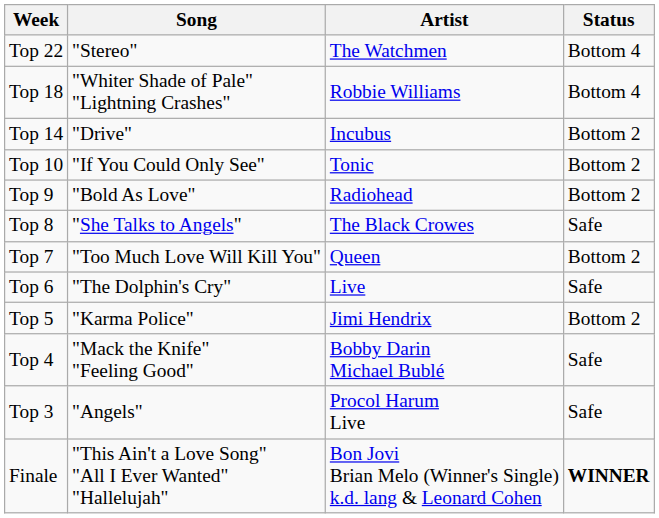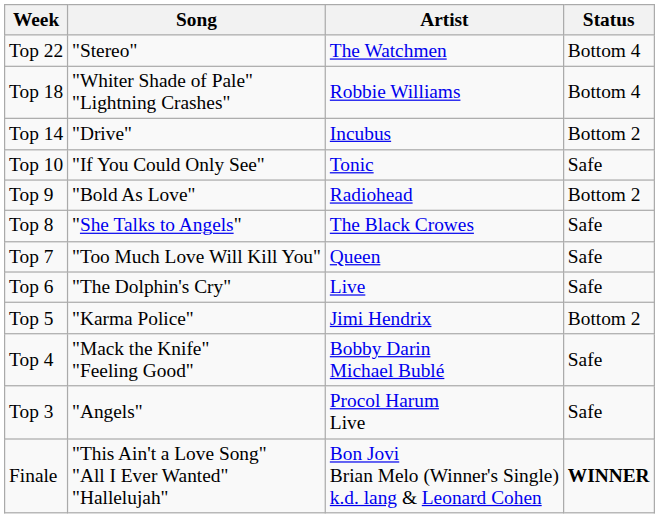(604, 164) Bottom 2 -> (585, 164) Safe
(604, 256) Bottom 2 -> (585, 256) Safe
